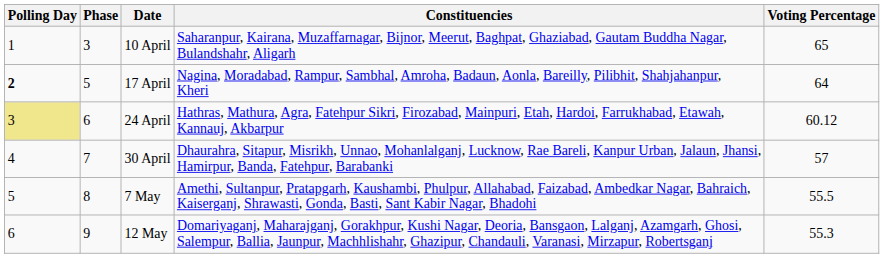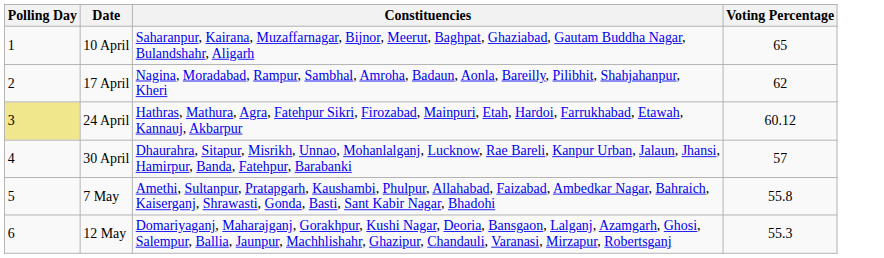- column: (101, 15)
(11, 83) bold -> (11, 83) normal
(821, 83) 64 -> (780, 83) 62
(821, 196) 55.5 -> (780, 196) 55.8
